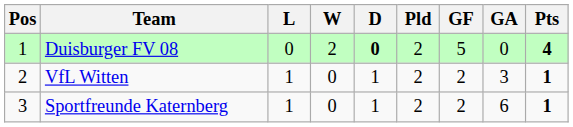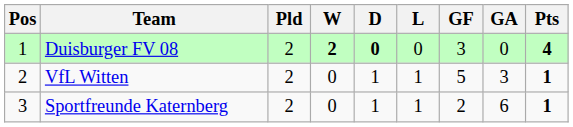columns swapped: (418, 19) <-> (289, 19)
(332, 48) normal -> (332, 48) bold
(461, 48) 5 -> (461, 48) 3
(461, 77) 2 -> (461, 77) 5
